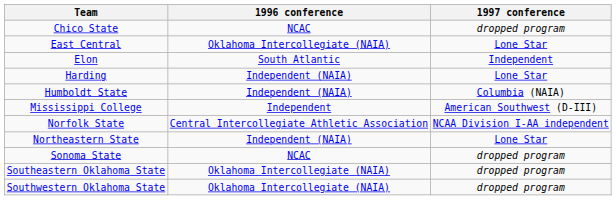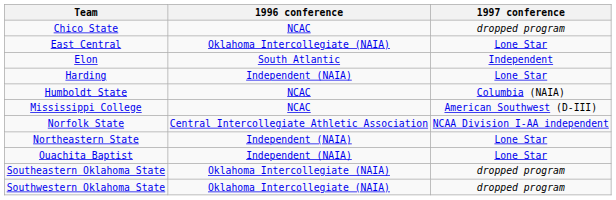(299, 92) Independent (NAIA) -> (299, 92) NCAC
(299, 108) Independent -> (299, 108) NCAC
+ row: (86, 155)
- row: (86, 155)
